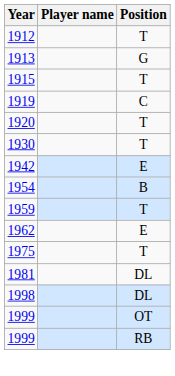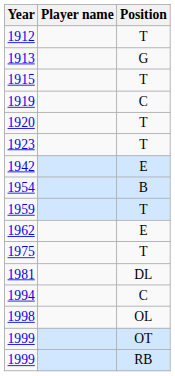+ row: (21, 144)
- row: (21, 144)
+ row: (21, 295)
+ row: (21, 317)
- row: (21, 295)
